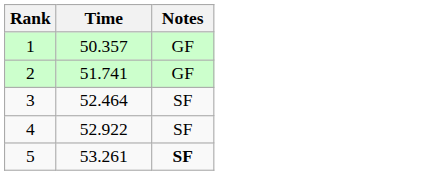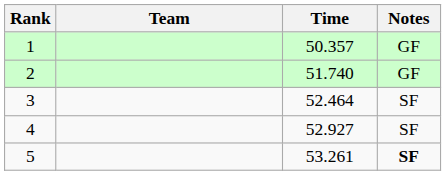+ column: (169, 18)
(104, 73) 51.741 -> (330, 73) 51.740
(104, 128) 52.922 -> (330, 128) 52.927
